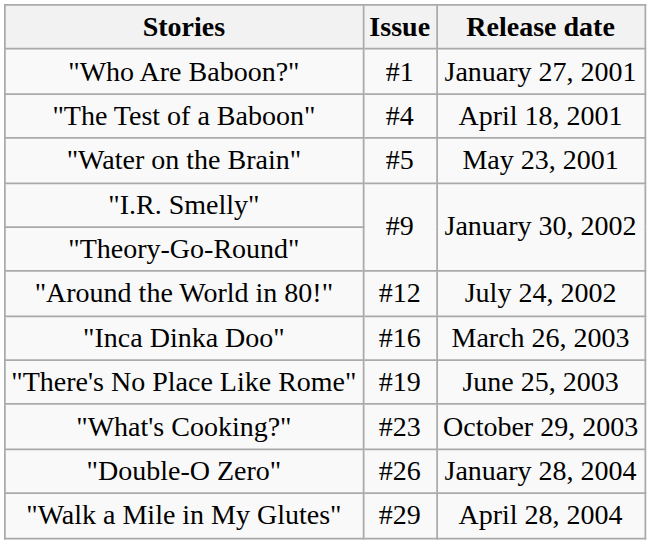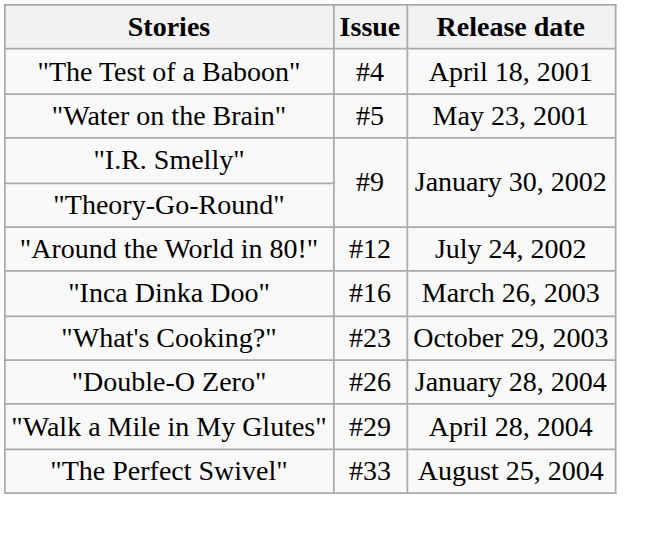- row: (184, 71)
- row: (184, 381)
+ row: (169, 470)
